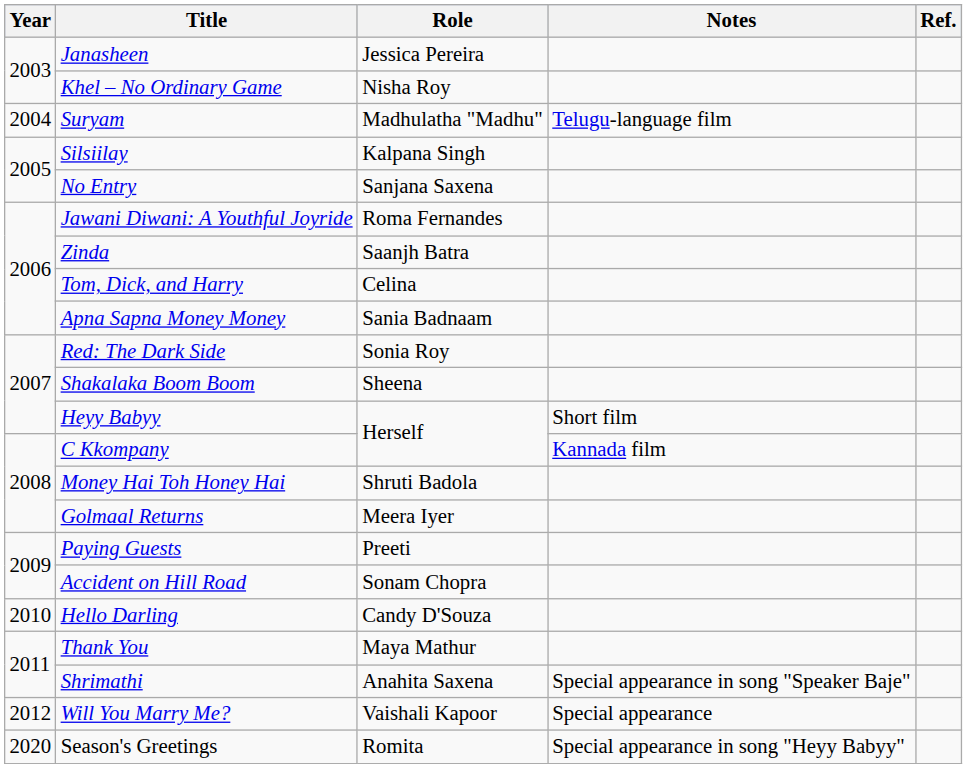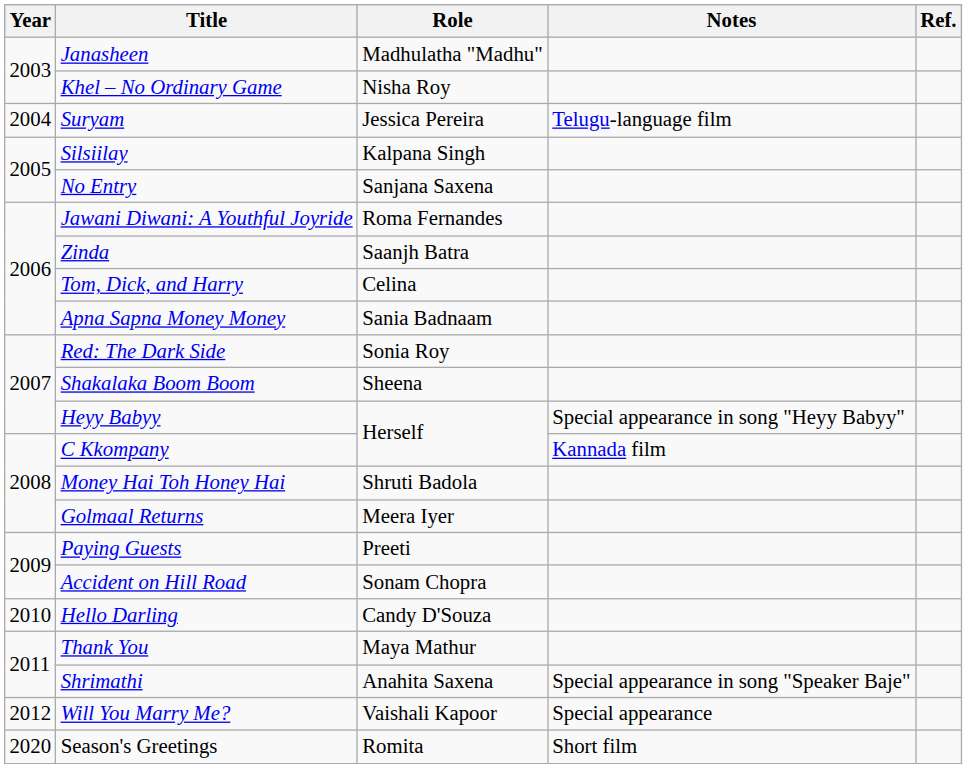(423, 53) Jessica Pereira -> (452, 53) Madhulatha "Madhu"
(452, 119) Madhulatha "Madhu" -> (423, 119) Jessica Pereira
(595, 416) Short film -> (729, 416) Special appearance in song "Heyy Babyy"
(729, 746) Special appearance in song "Heyy Babyy" -> (595, 746) Short film
